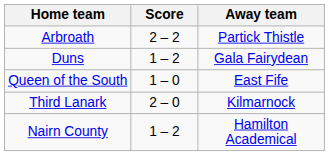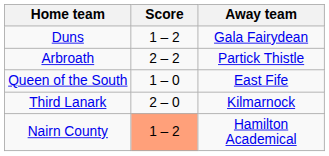rows swapped: (68, 37) <-> (68, 59)
(164, 132) no background -> (164, 132) lightsalmon background
